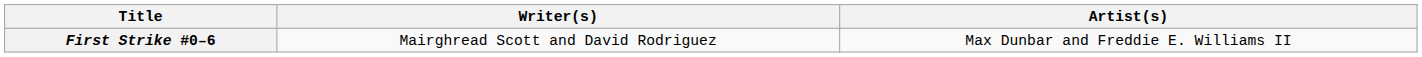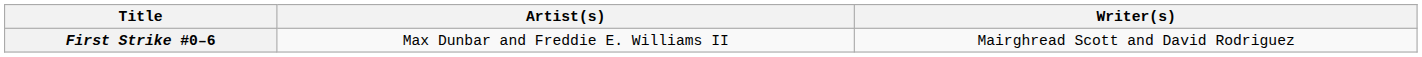columns swapped: (558, 17) <-> (1128, 17)
